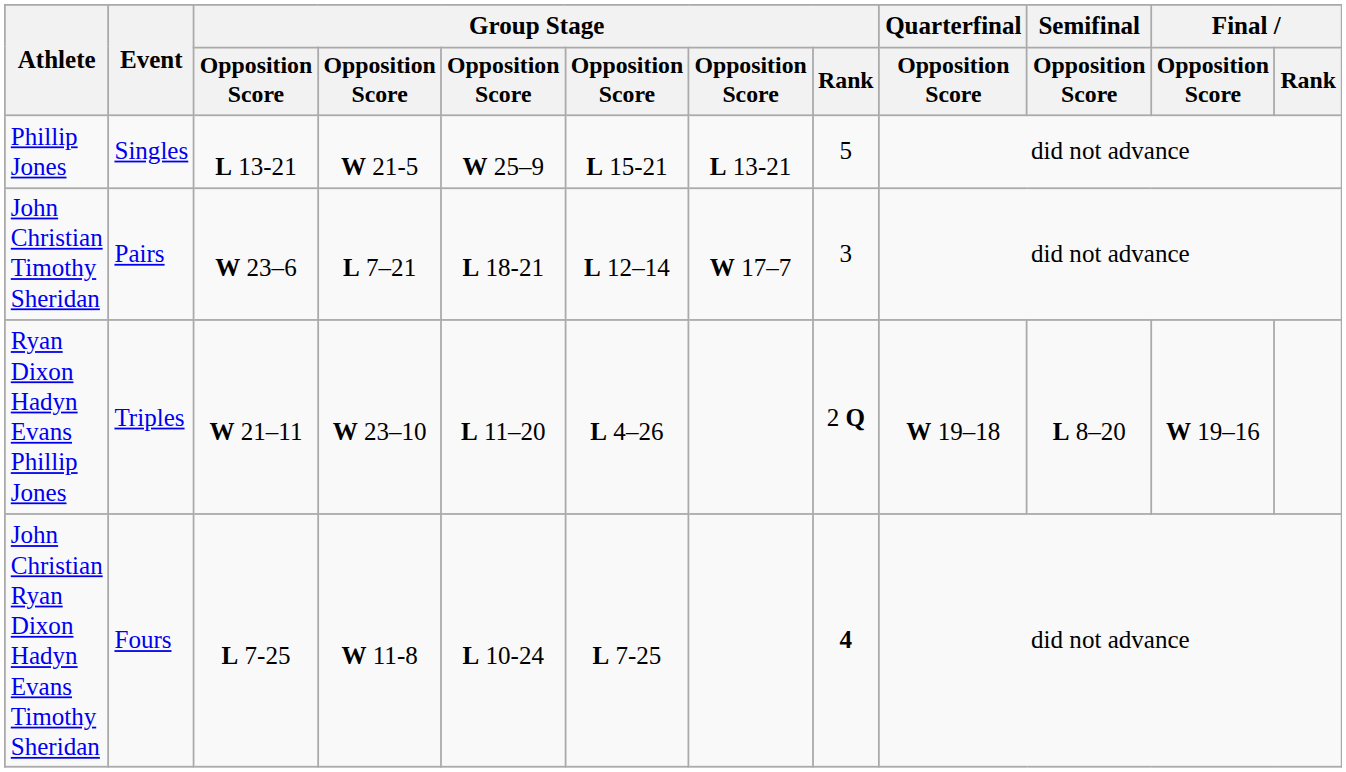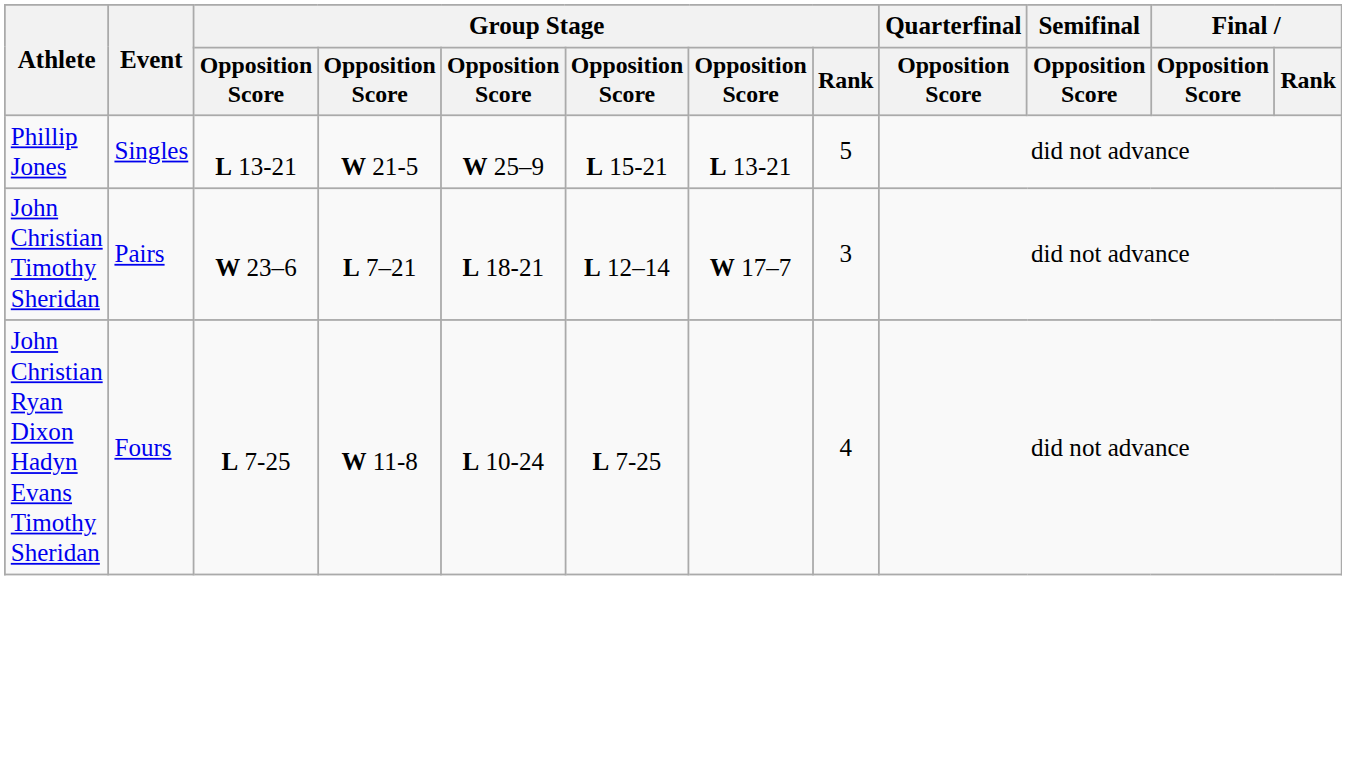- row: (44, 416)
(846, 640) bold -> (846, 446) normal
